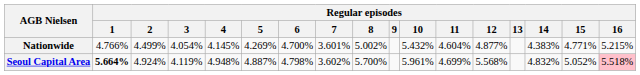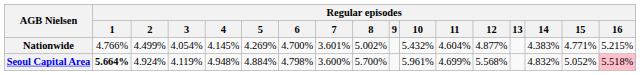(260, 62) 4.887% -> (260, 62) 4.884%
(334, 62) 3.602% -> (334, 62) 3.600%
